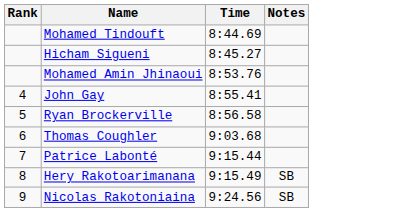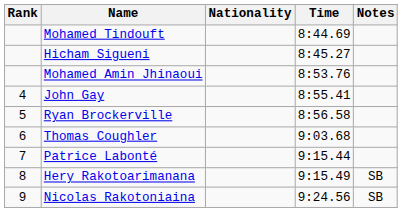+ column: (250, 15)
